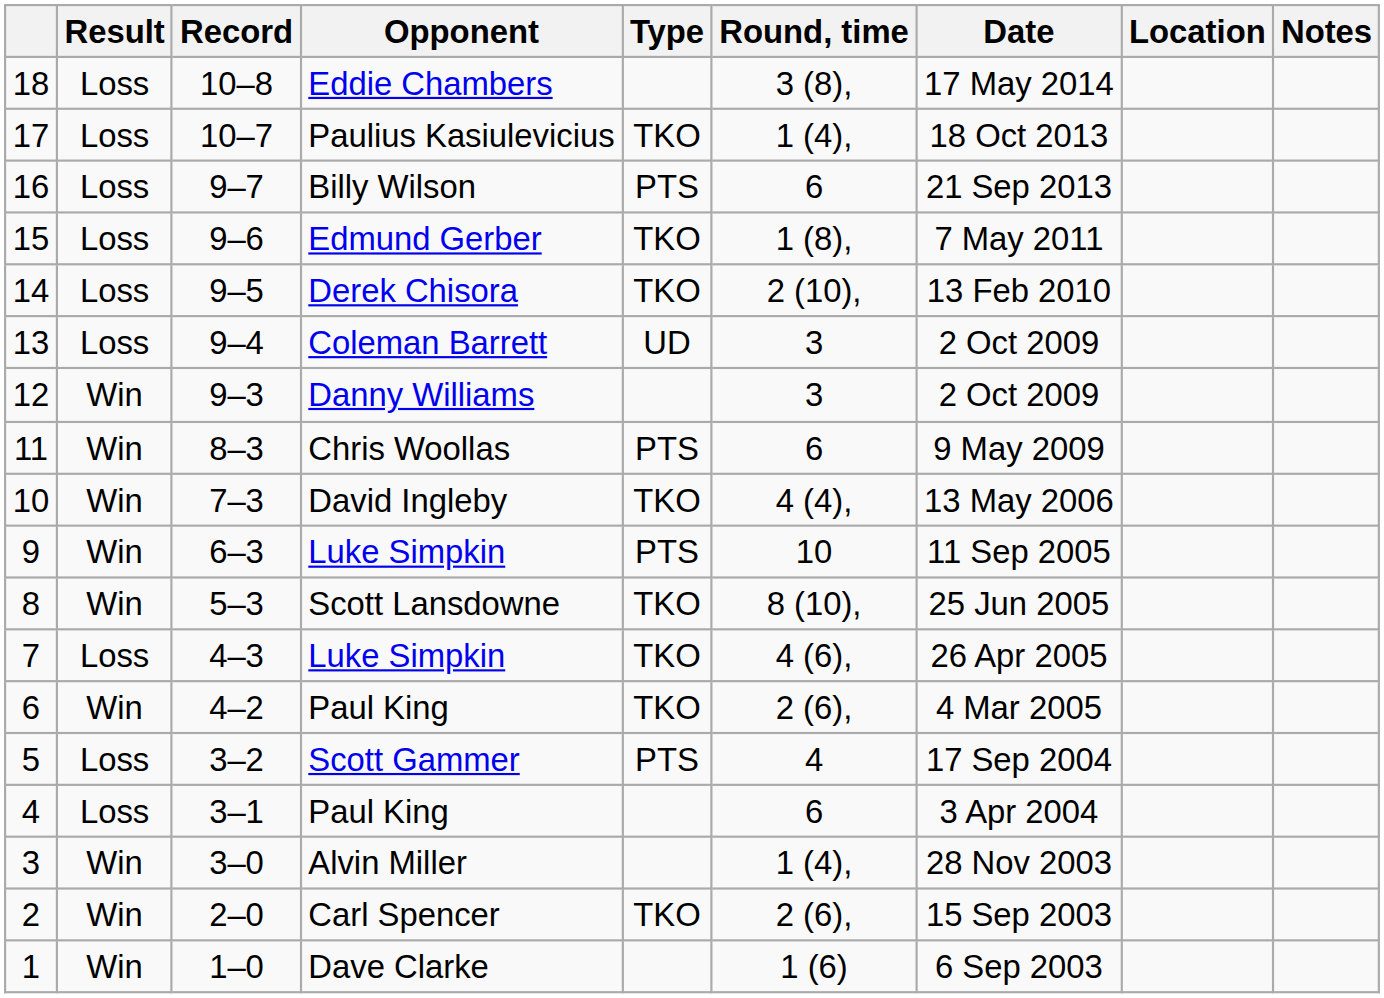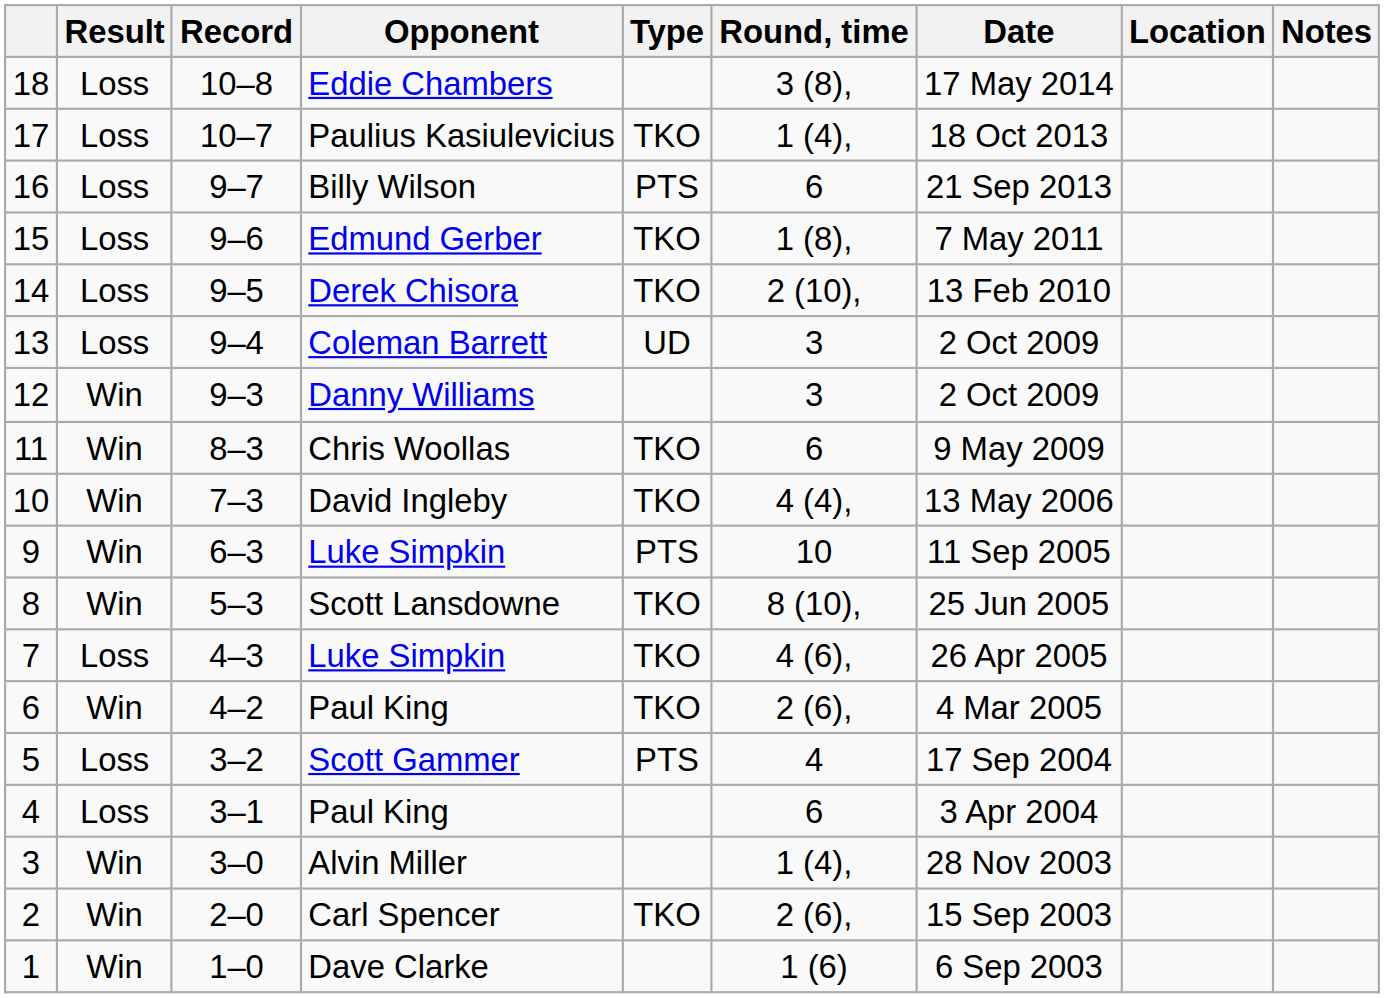(667, 447) PTS -> (667, 447) TKO
